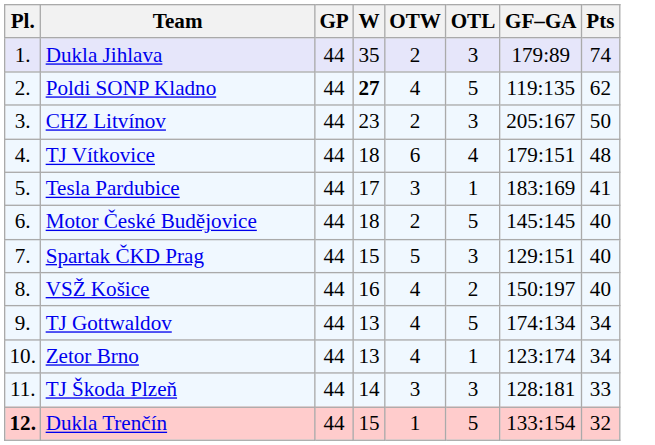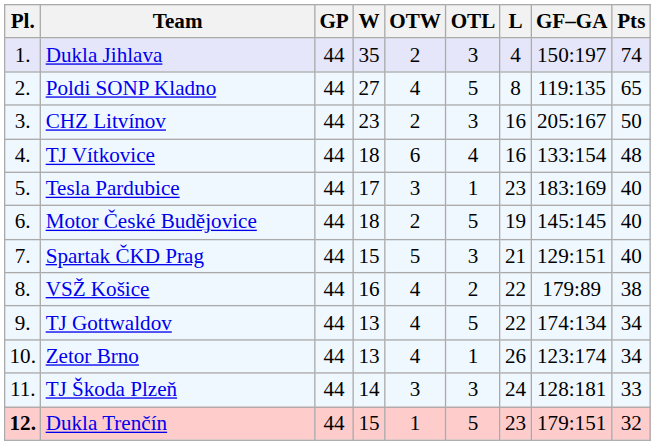+ column: (516, 21)
(541, 54) 179:89 -> (572, 54) 150:197
(369, 88) bold -> (369, 88) normal
(600, 88) 62 -> (631, 88) 65
(541, 155) 179:151 -> (572, 155) 133:154
(600, 188) 41 -> (631, 188) 40
(541, 289) 150:197 -> (572, 289) 179:89
(600, 289) 40 -> (631, 289) 38
(541, 423) 133:154 -> (572, 423) 179:151
